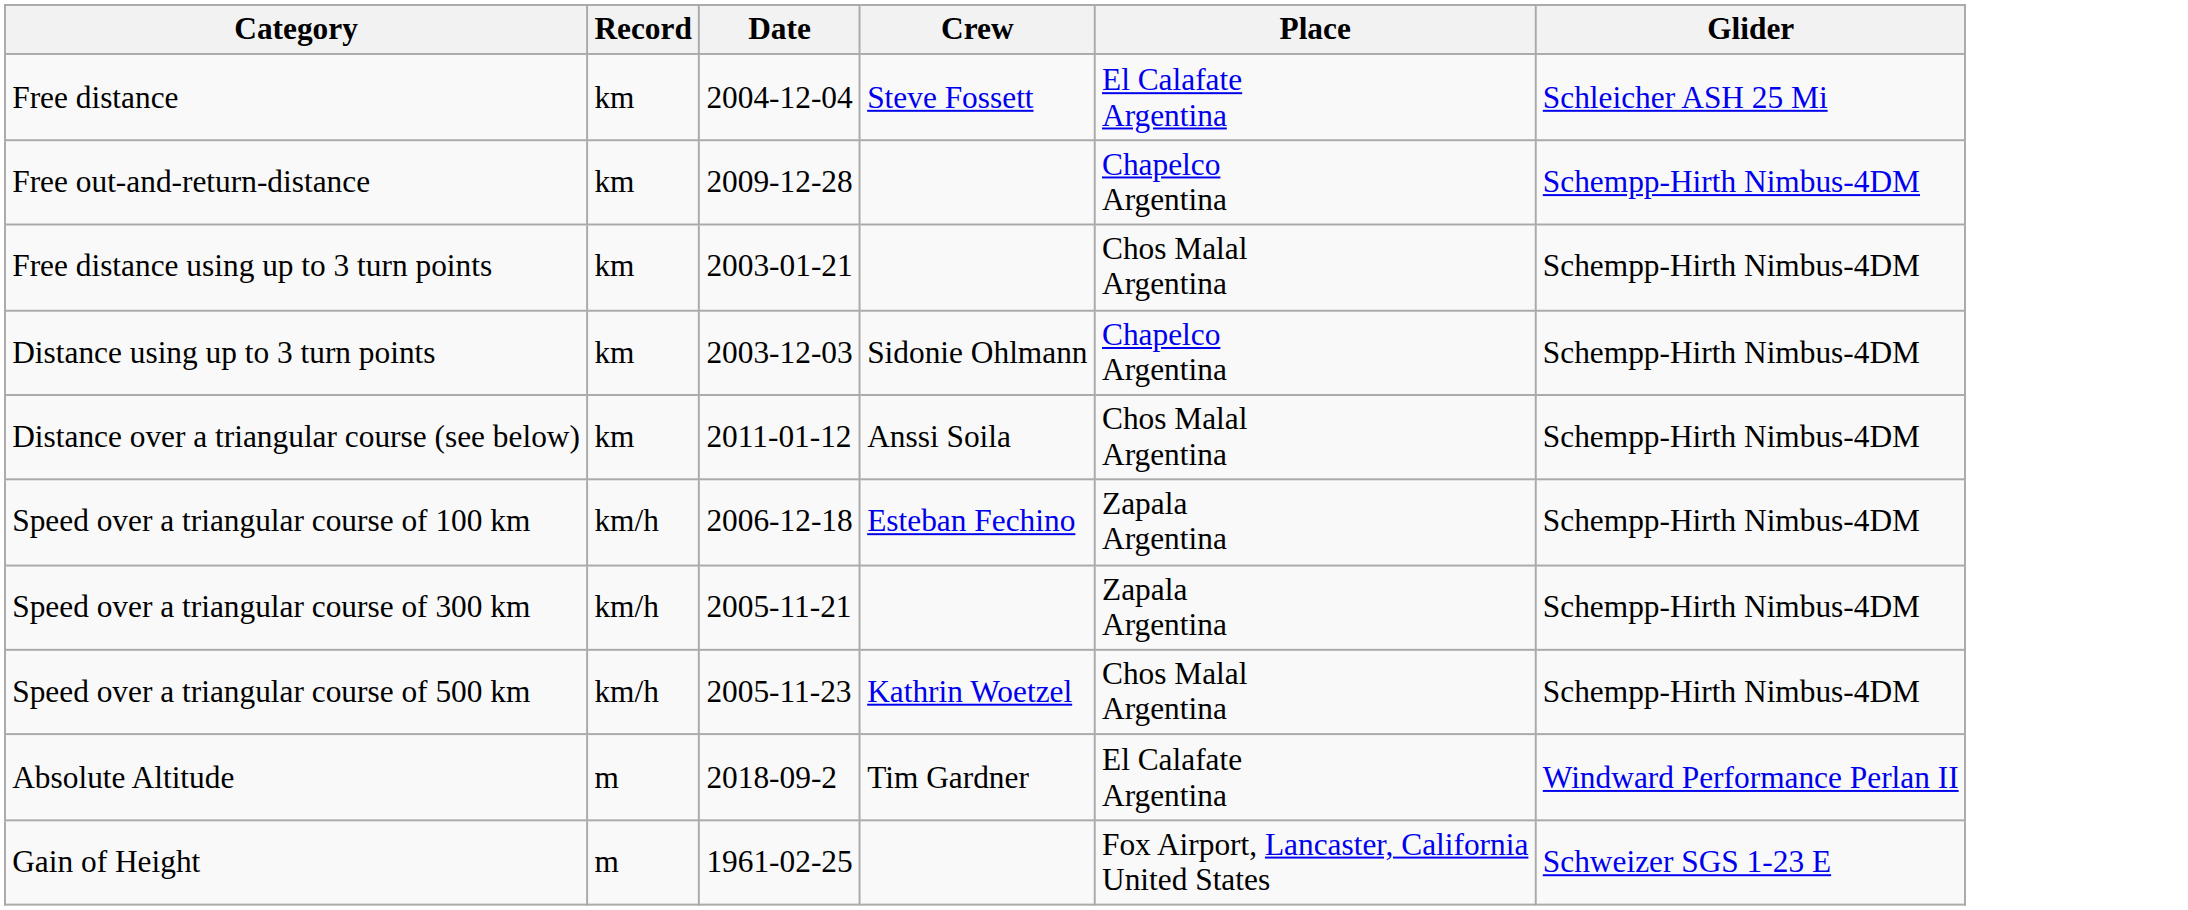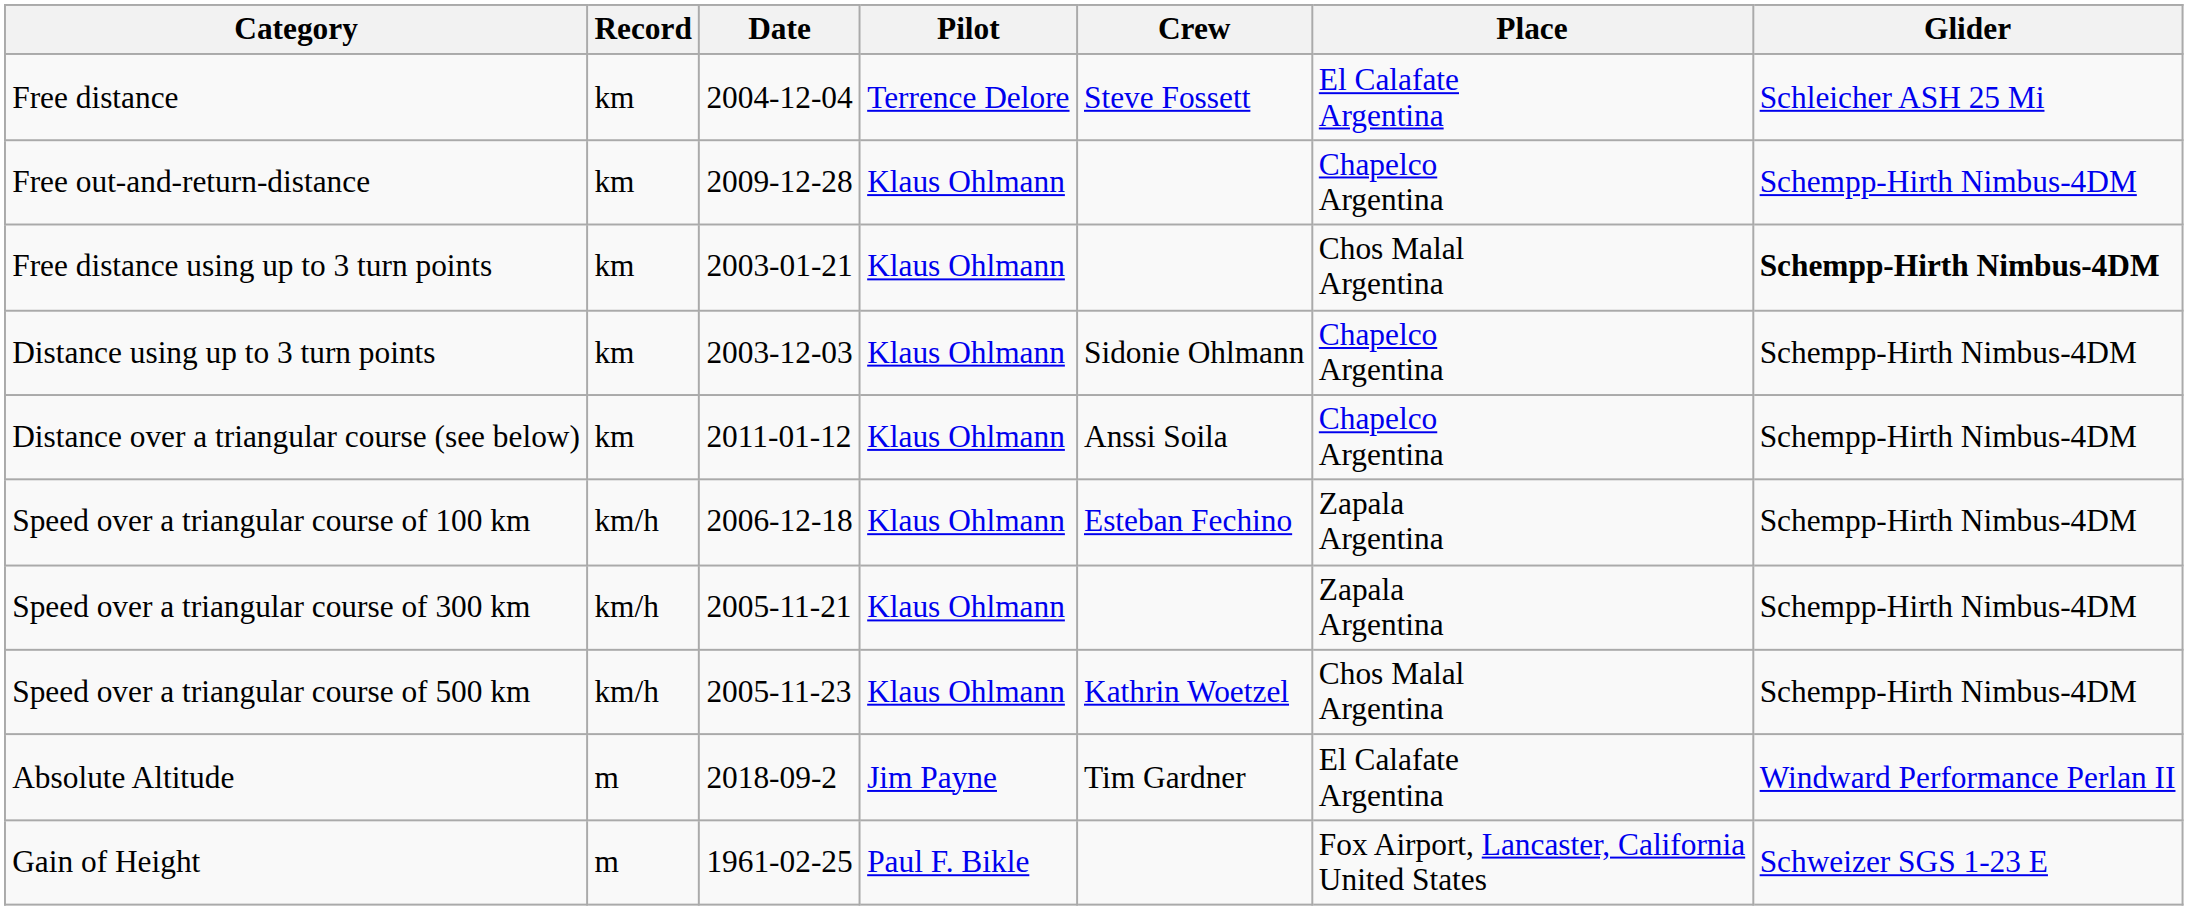+ column: (968, 29)
(1731, 266) normal -> (1960, 266) bold
(1175, 436) Chos Malal Argentina -> (1381, 436) Chapelco Argentina
